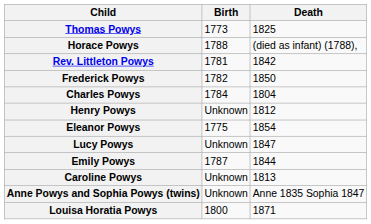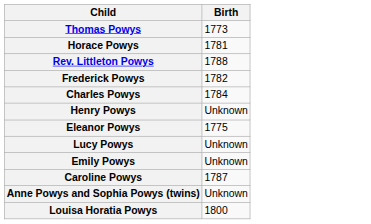- column: (308, 12)
(216, 45) 1788 -> (216, 45) 1781
(216, 62) 1781 -> (216, 62) 1788
(216, 161) 1787 -> (226, 161) Unknown
(226, 177) Unknown -> (216, 177) 1787
